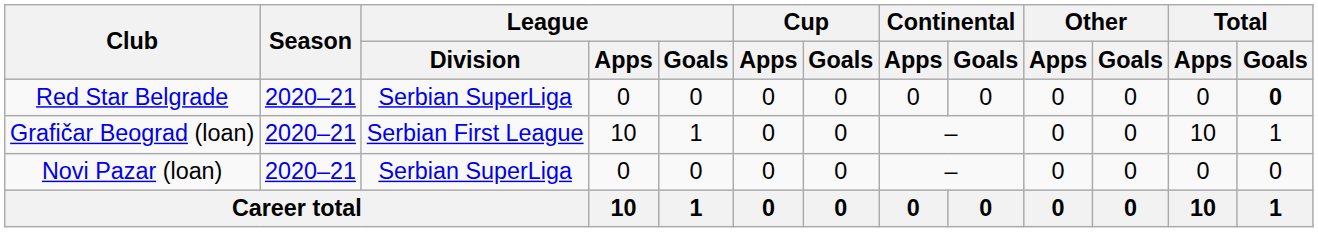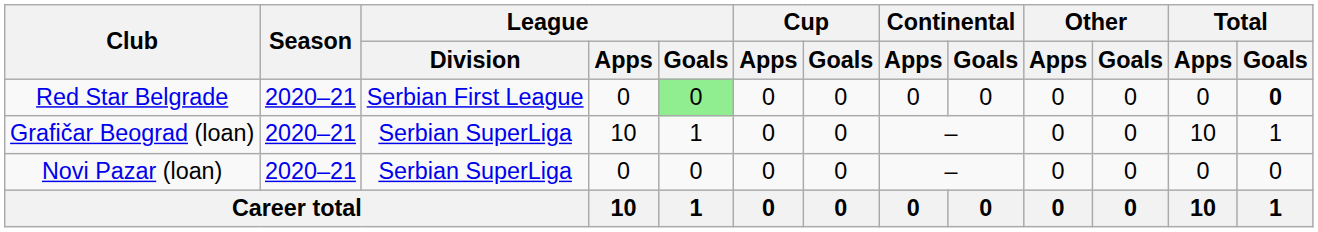(475, 97) Serbian SuperLiga -> (475, 97) Serbian First League
(696, 97) no background -> (696, 97) lightgreen background
(475, 134) Serbian First League -> (475, 134) Serbian SuperLiga
